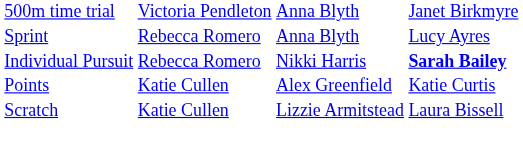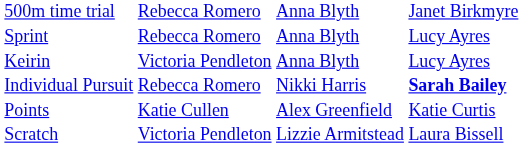(205, 11) Victoria Pendleton -> (199, 11) Rebecca Romero
+ row: (27, 60)
(183, 110) Katie Cullen -> (205, 134) Victoria Pendleton
